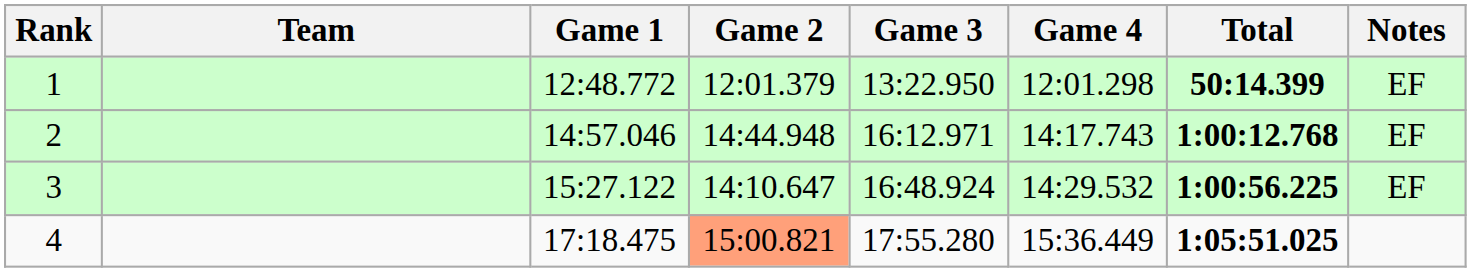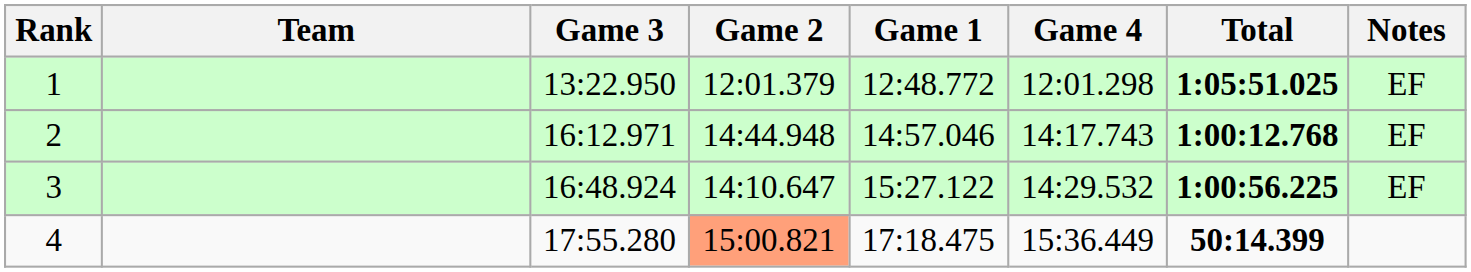columns swapped: (610, 30) <-> (928, 30)
(1257, 82) 50:14.399 -> (1257, 82) 1:05:51.025
(1257, 239) 1:05:51.025 -> (1257, 239) 50:14.399
